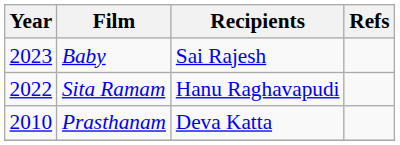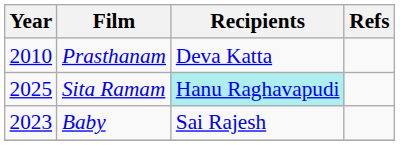rows swapped: (114, 122) <-> (84, 55)
(31, 88) 2022 -> (31, 88) 2025
(258, 88) no background -> (258, 88) paleturquoise background
